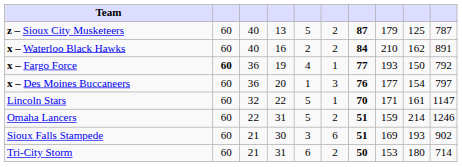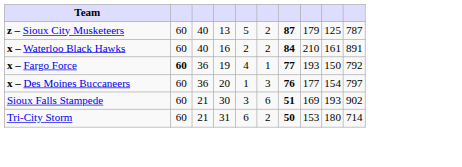(416, 48) 162 -> (333, 48) 161
- row: (36, 100)
- row: (42, 118)
